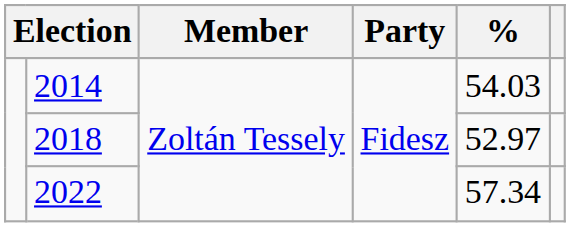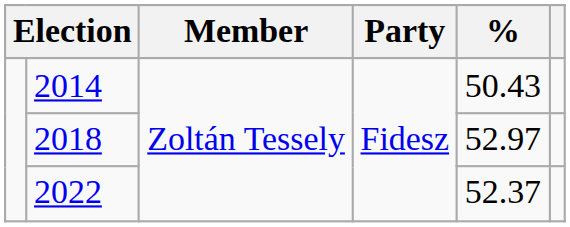(503, 85) 54.03 -> (503, 85) 50.43
(503, 192) 57.34 -> (503, 192) 52.37
